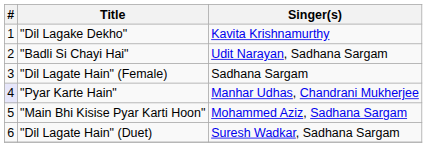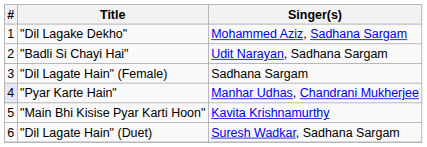(270, 34) Kavita Krishnamurthy -> (309, 34) Mohammed Aziz, Sadhana Sargam
(309, 113) Mohammed Aziz, Sadhana Sargam -> (270, 113) Kavita Krishnamurthy
